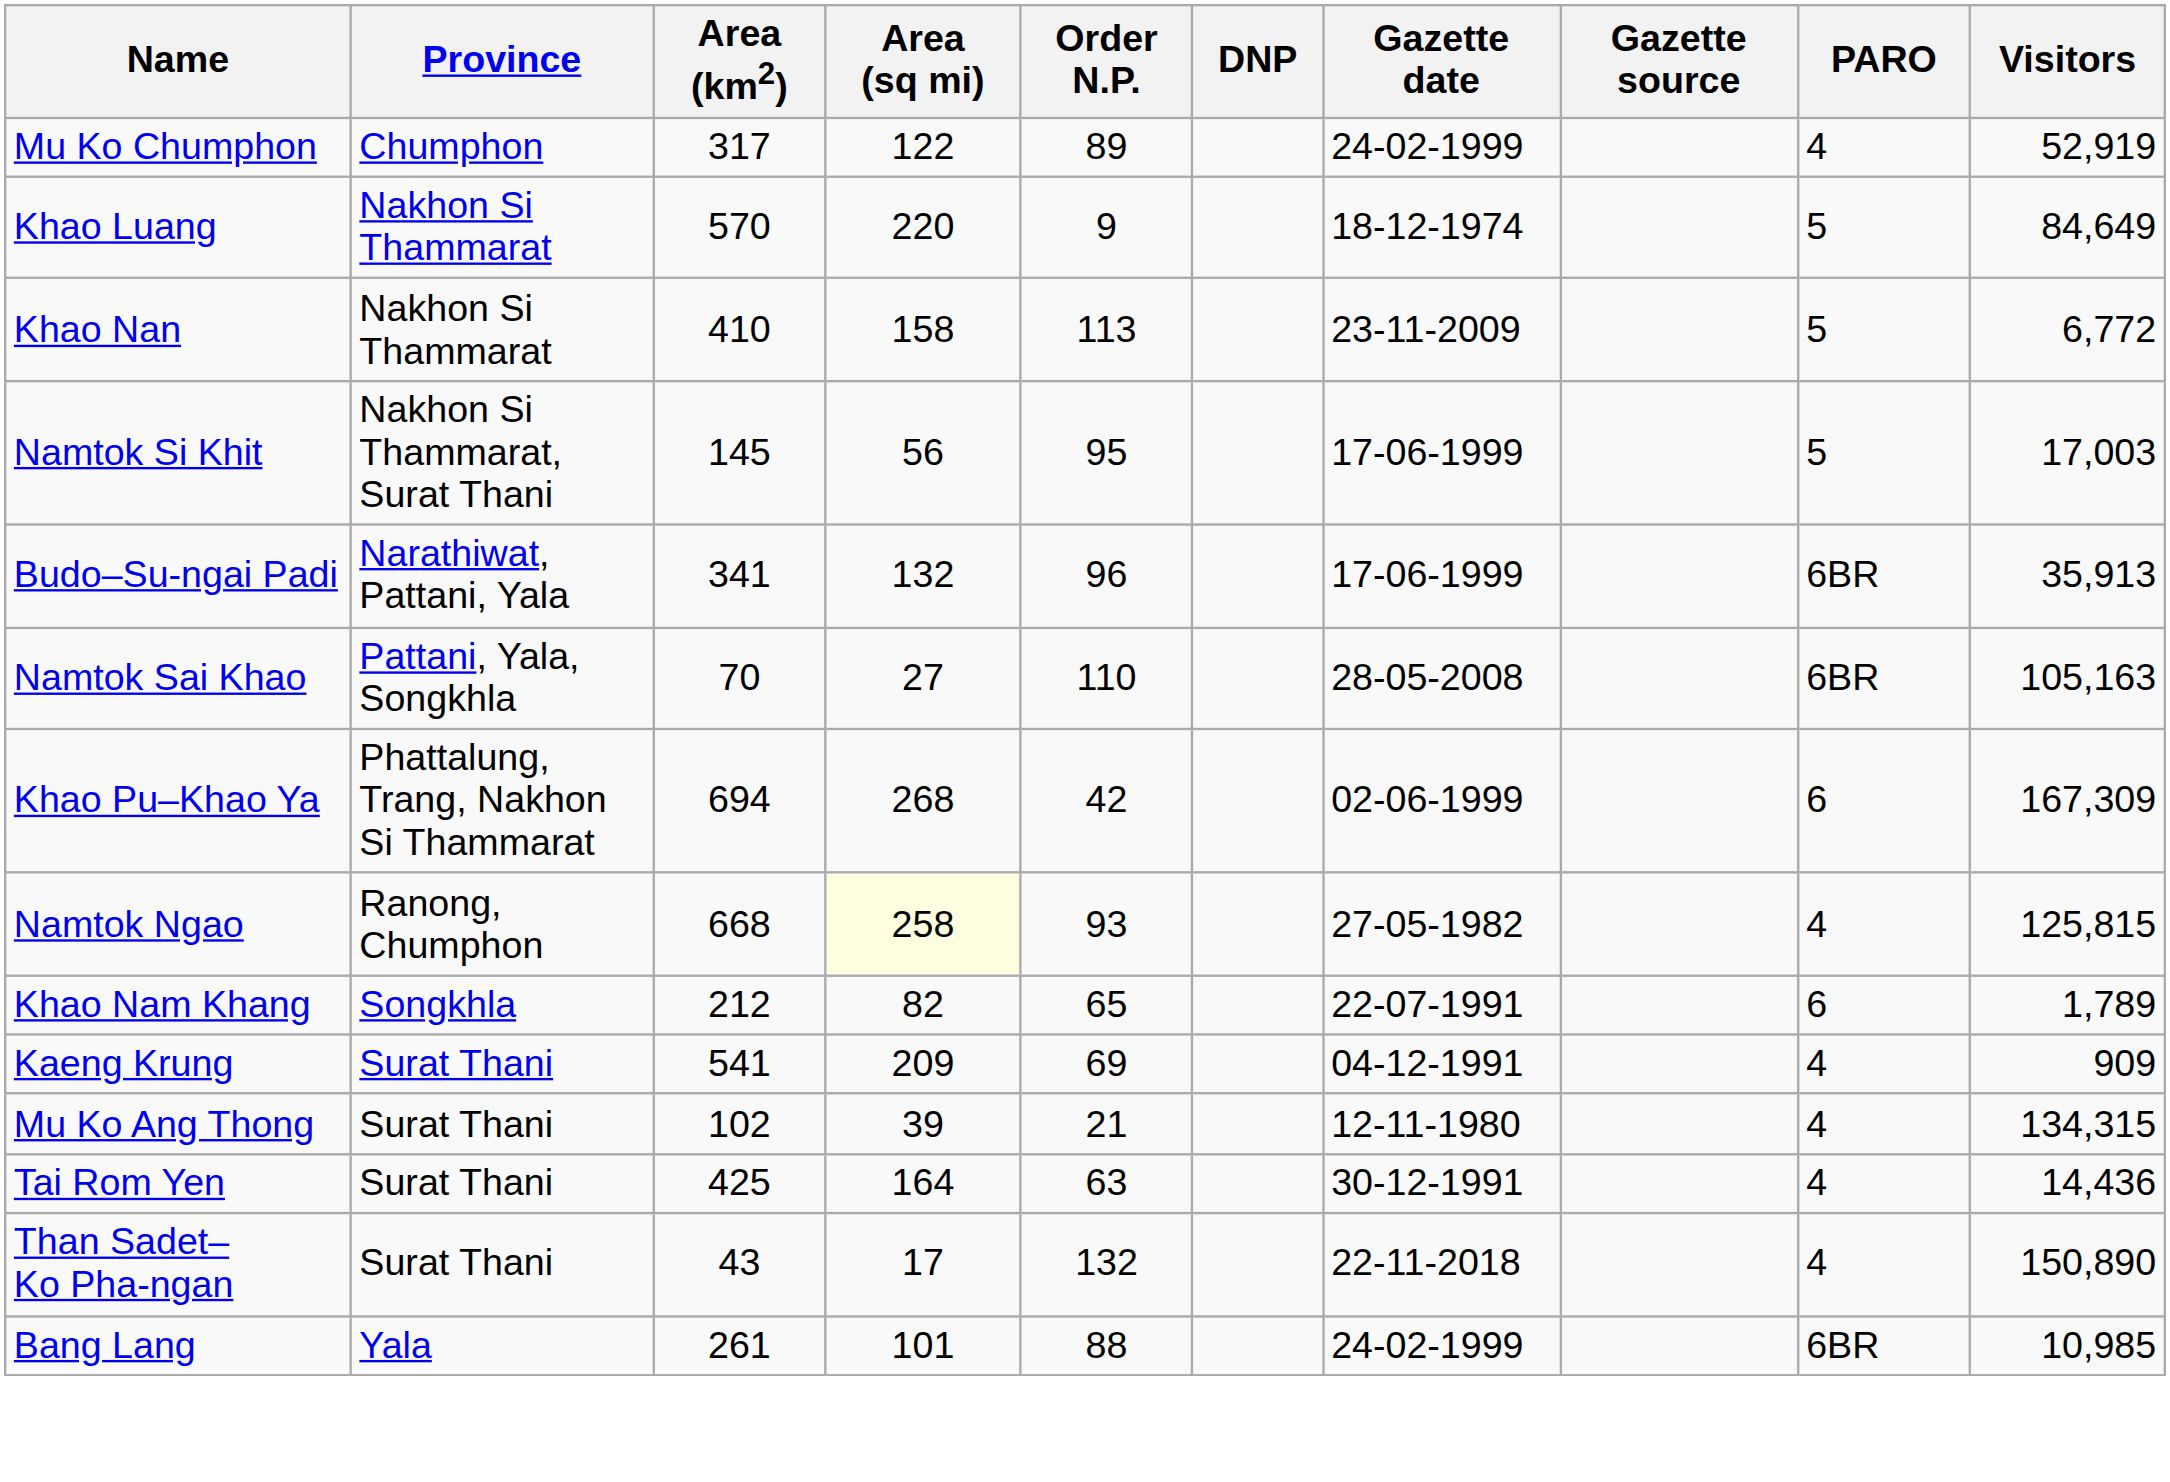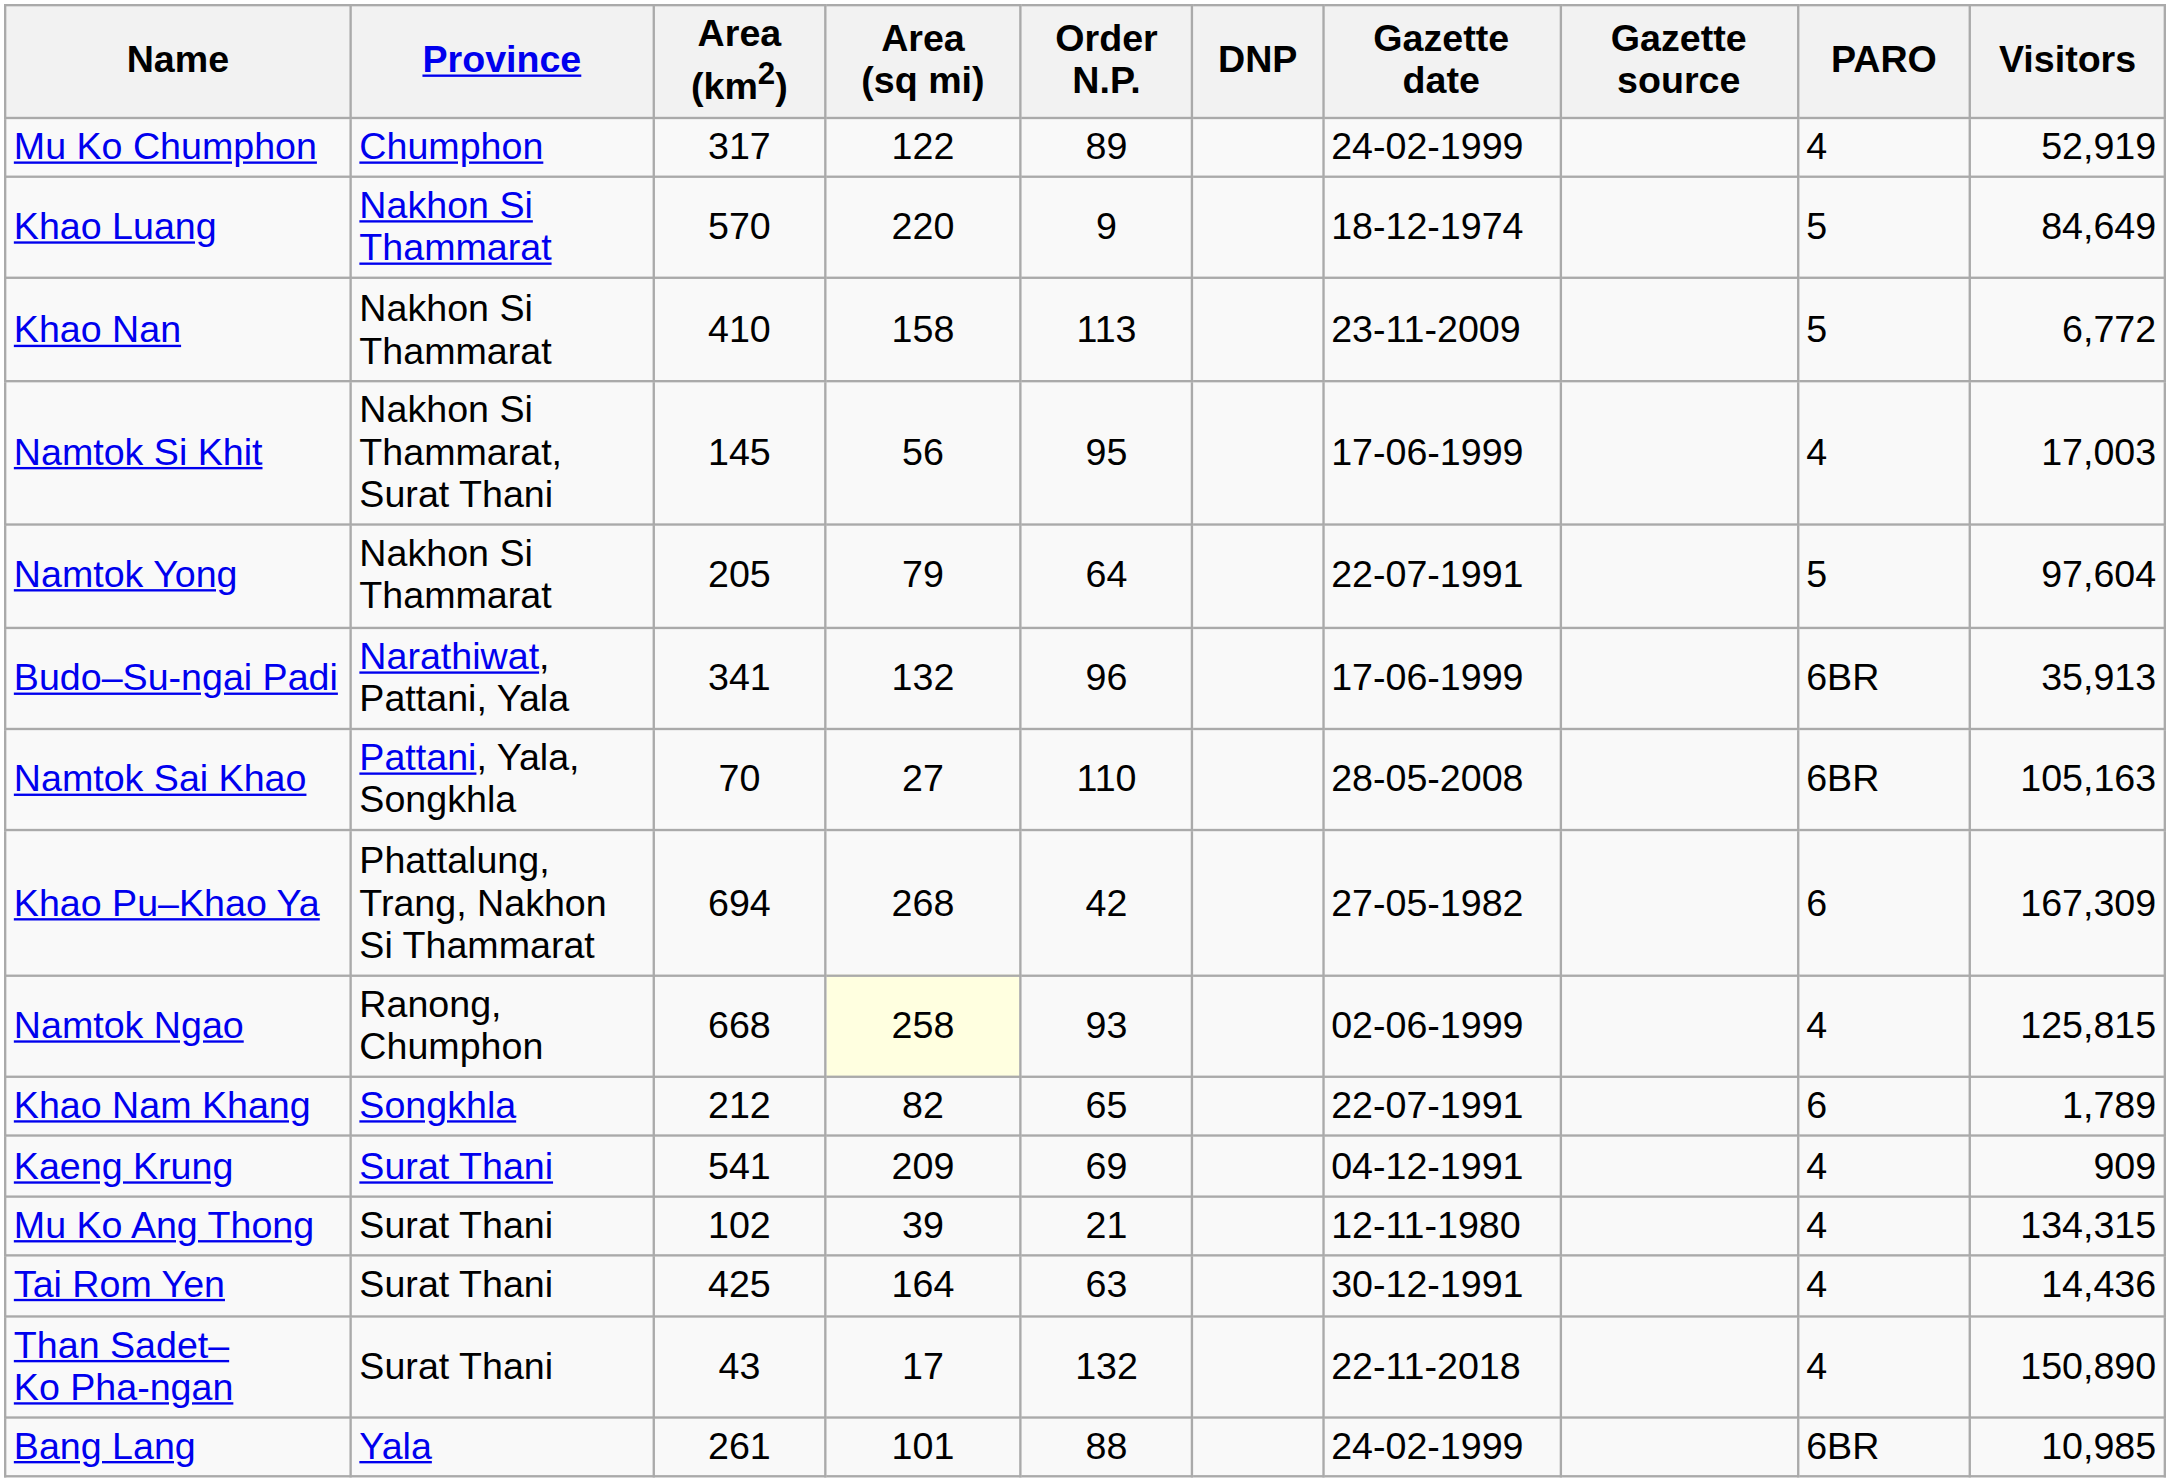(1817, 452) 5 -> (1817, 452) 4
+ row: (126, 575)
(1427, 800) 02-06-1999 -> (1427, 902) 27-05-1982
(1427, 923) 27-05-1982 -> (1427, 1025) 02-06-1999
